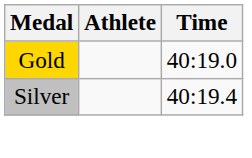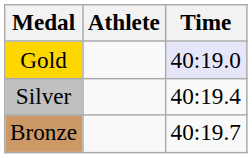(202, 59) no background -> (206, 59) lavender background
+ row: (44, 133)
